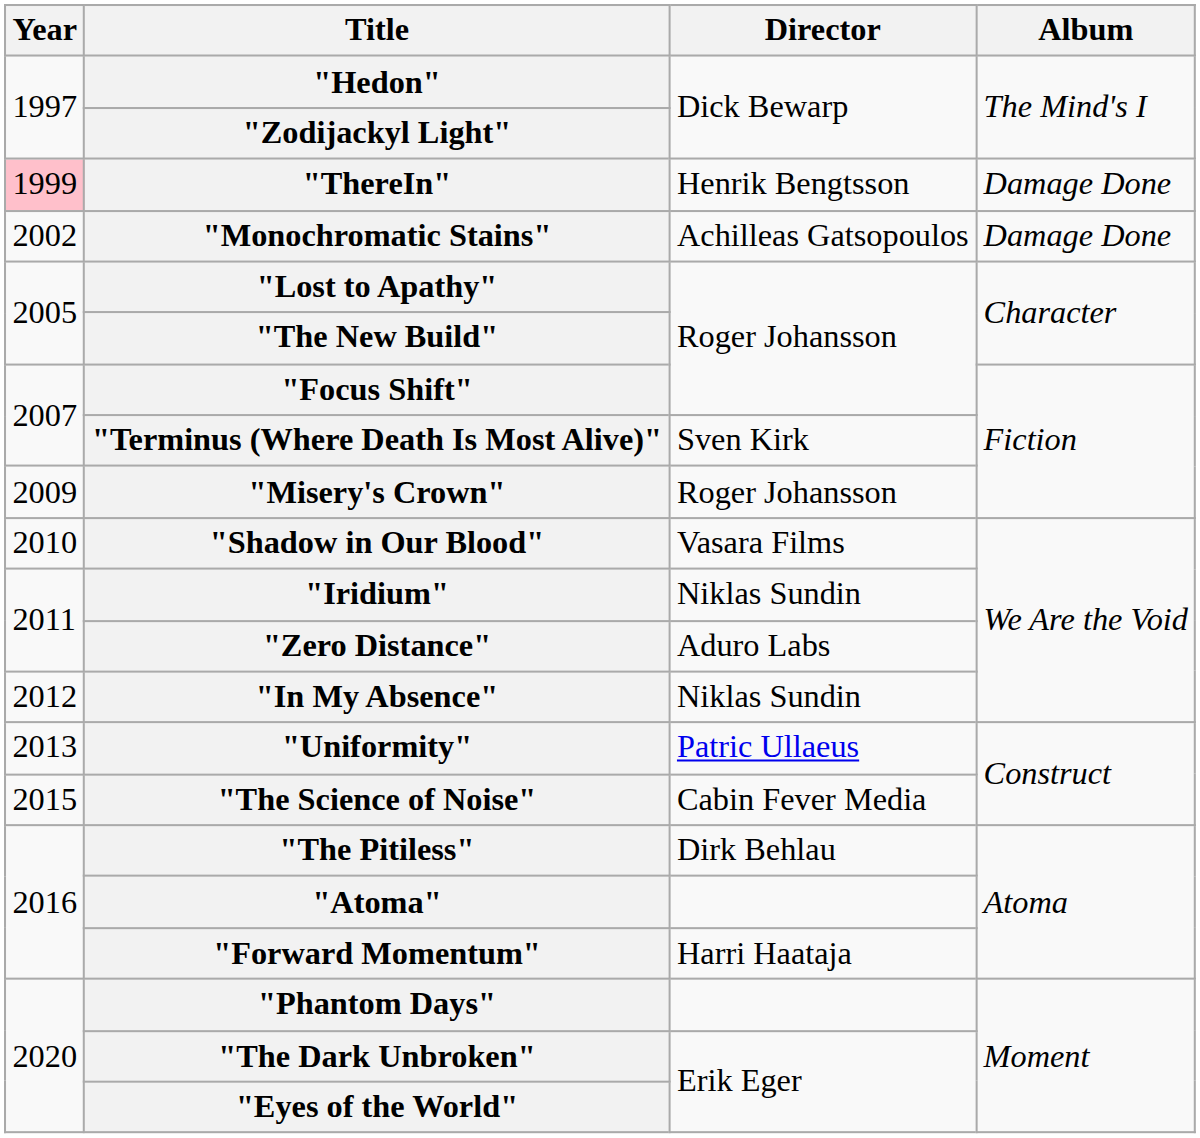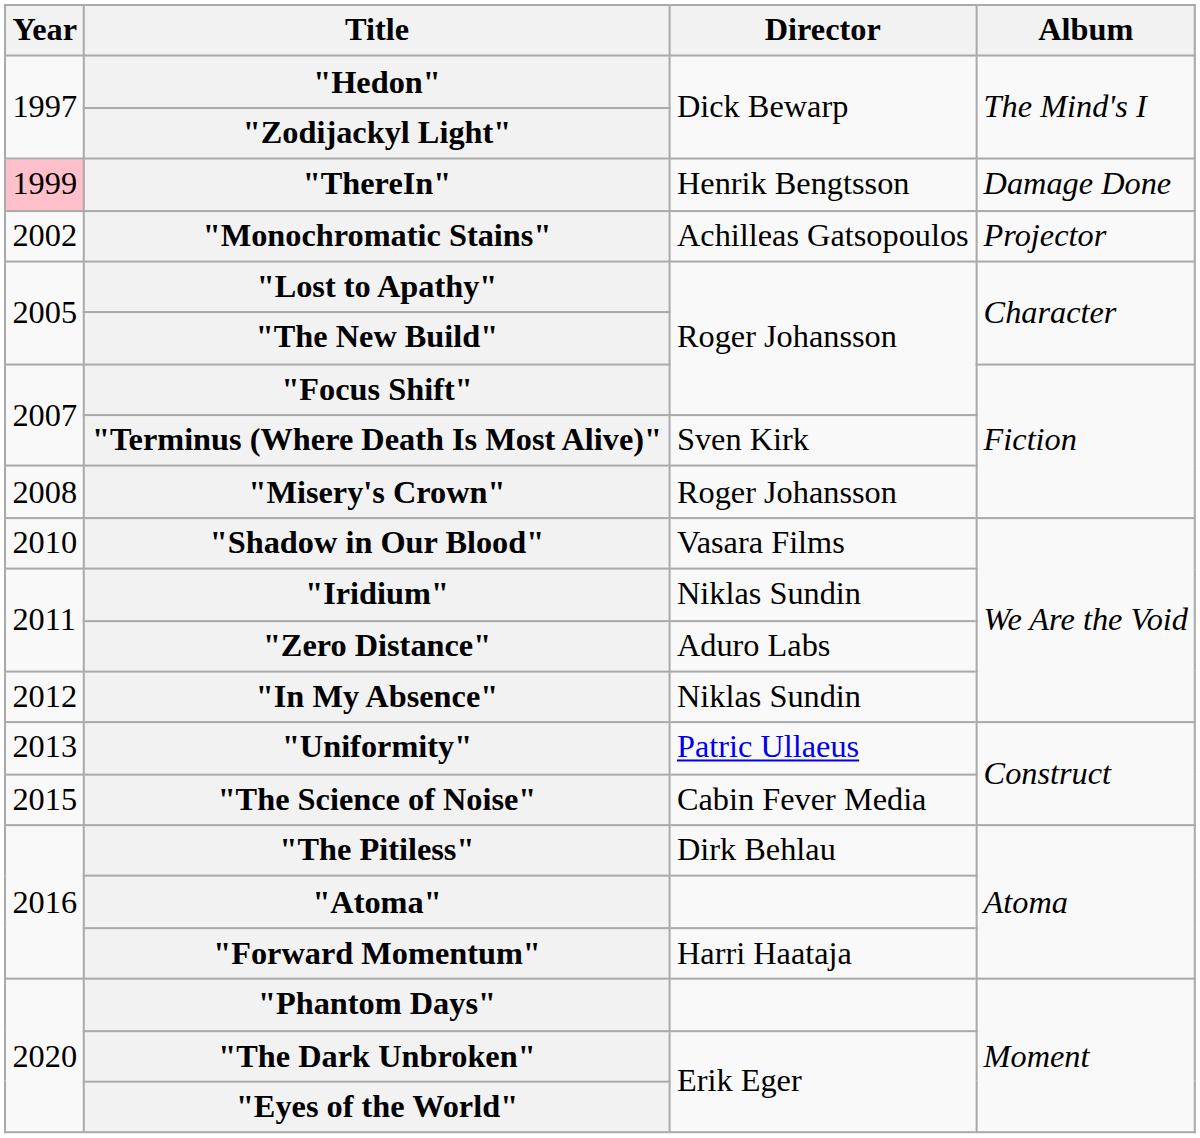(1077, 235) Damage Done -> (1045, 235) Projector
(45, 491) 2009 -> (45, 491) 2008
